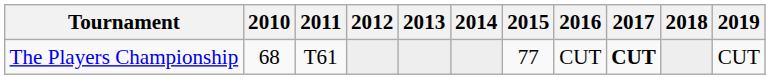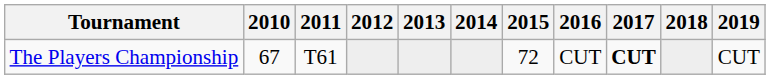(269, 56) 68 -> (269, 56) 67
(528, 56) 77 -> (528, 56) 72
